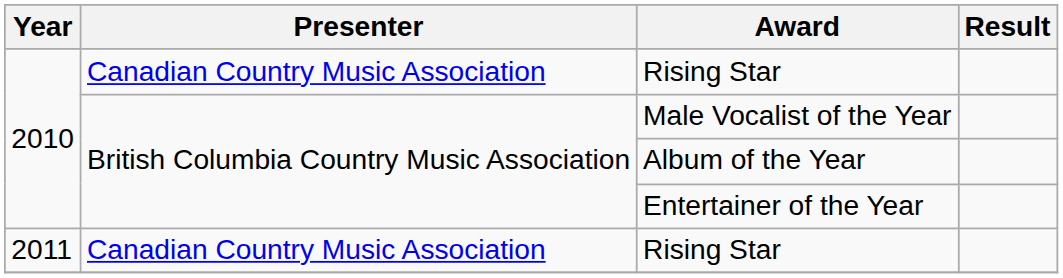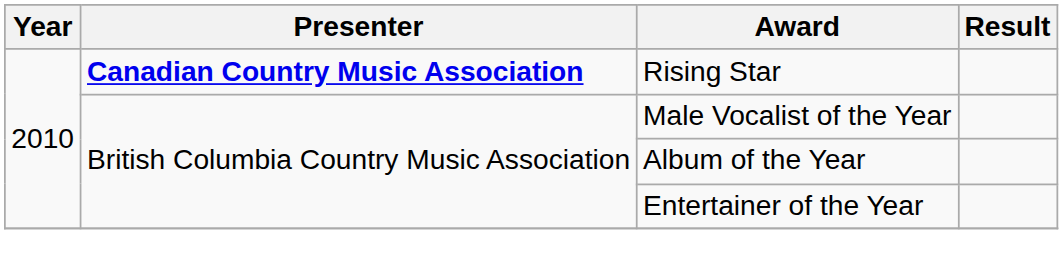(316, 71) normal -> (335, 71) bold
- row: (42, 250)
